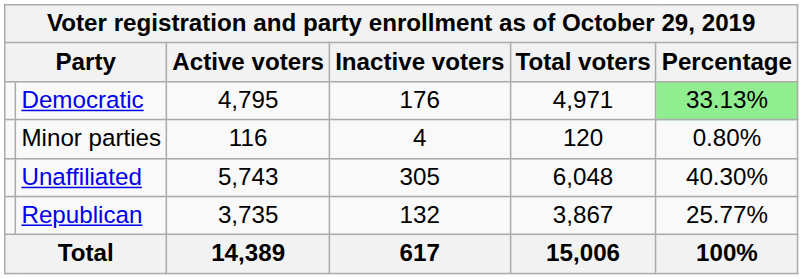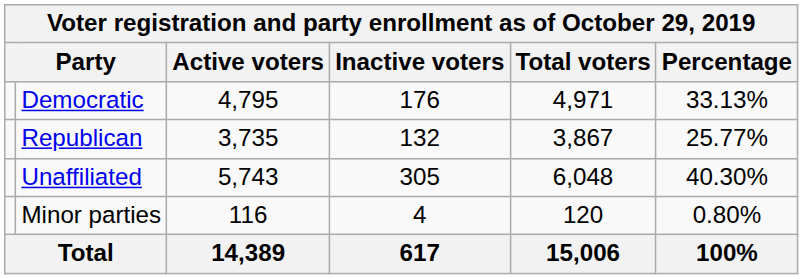(727, 100) lightgreen background -> (727, 100) no background
rows swapped: (82, 215) <-> (91, 138)
